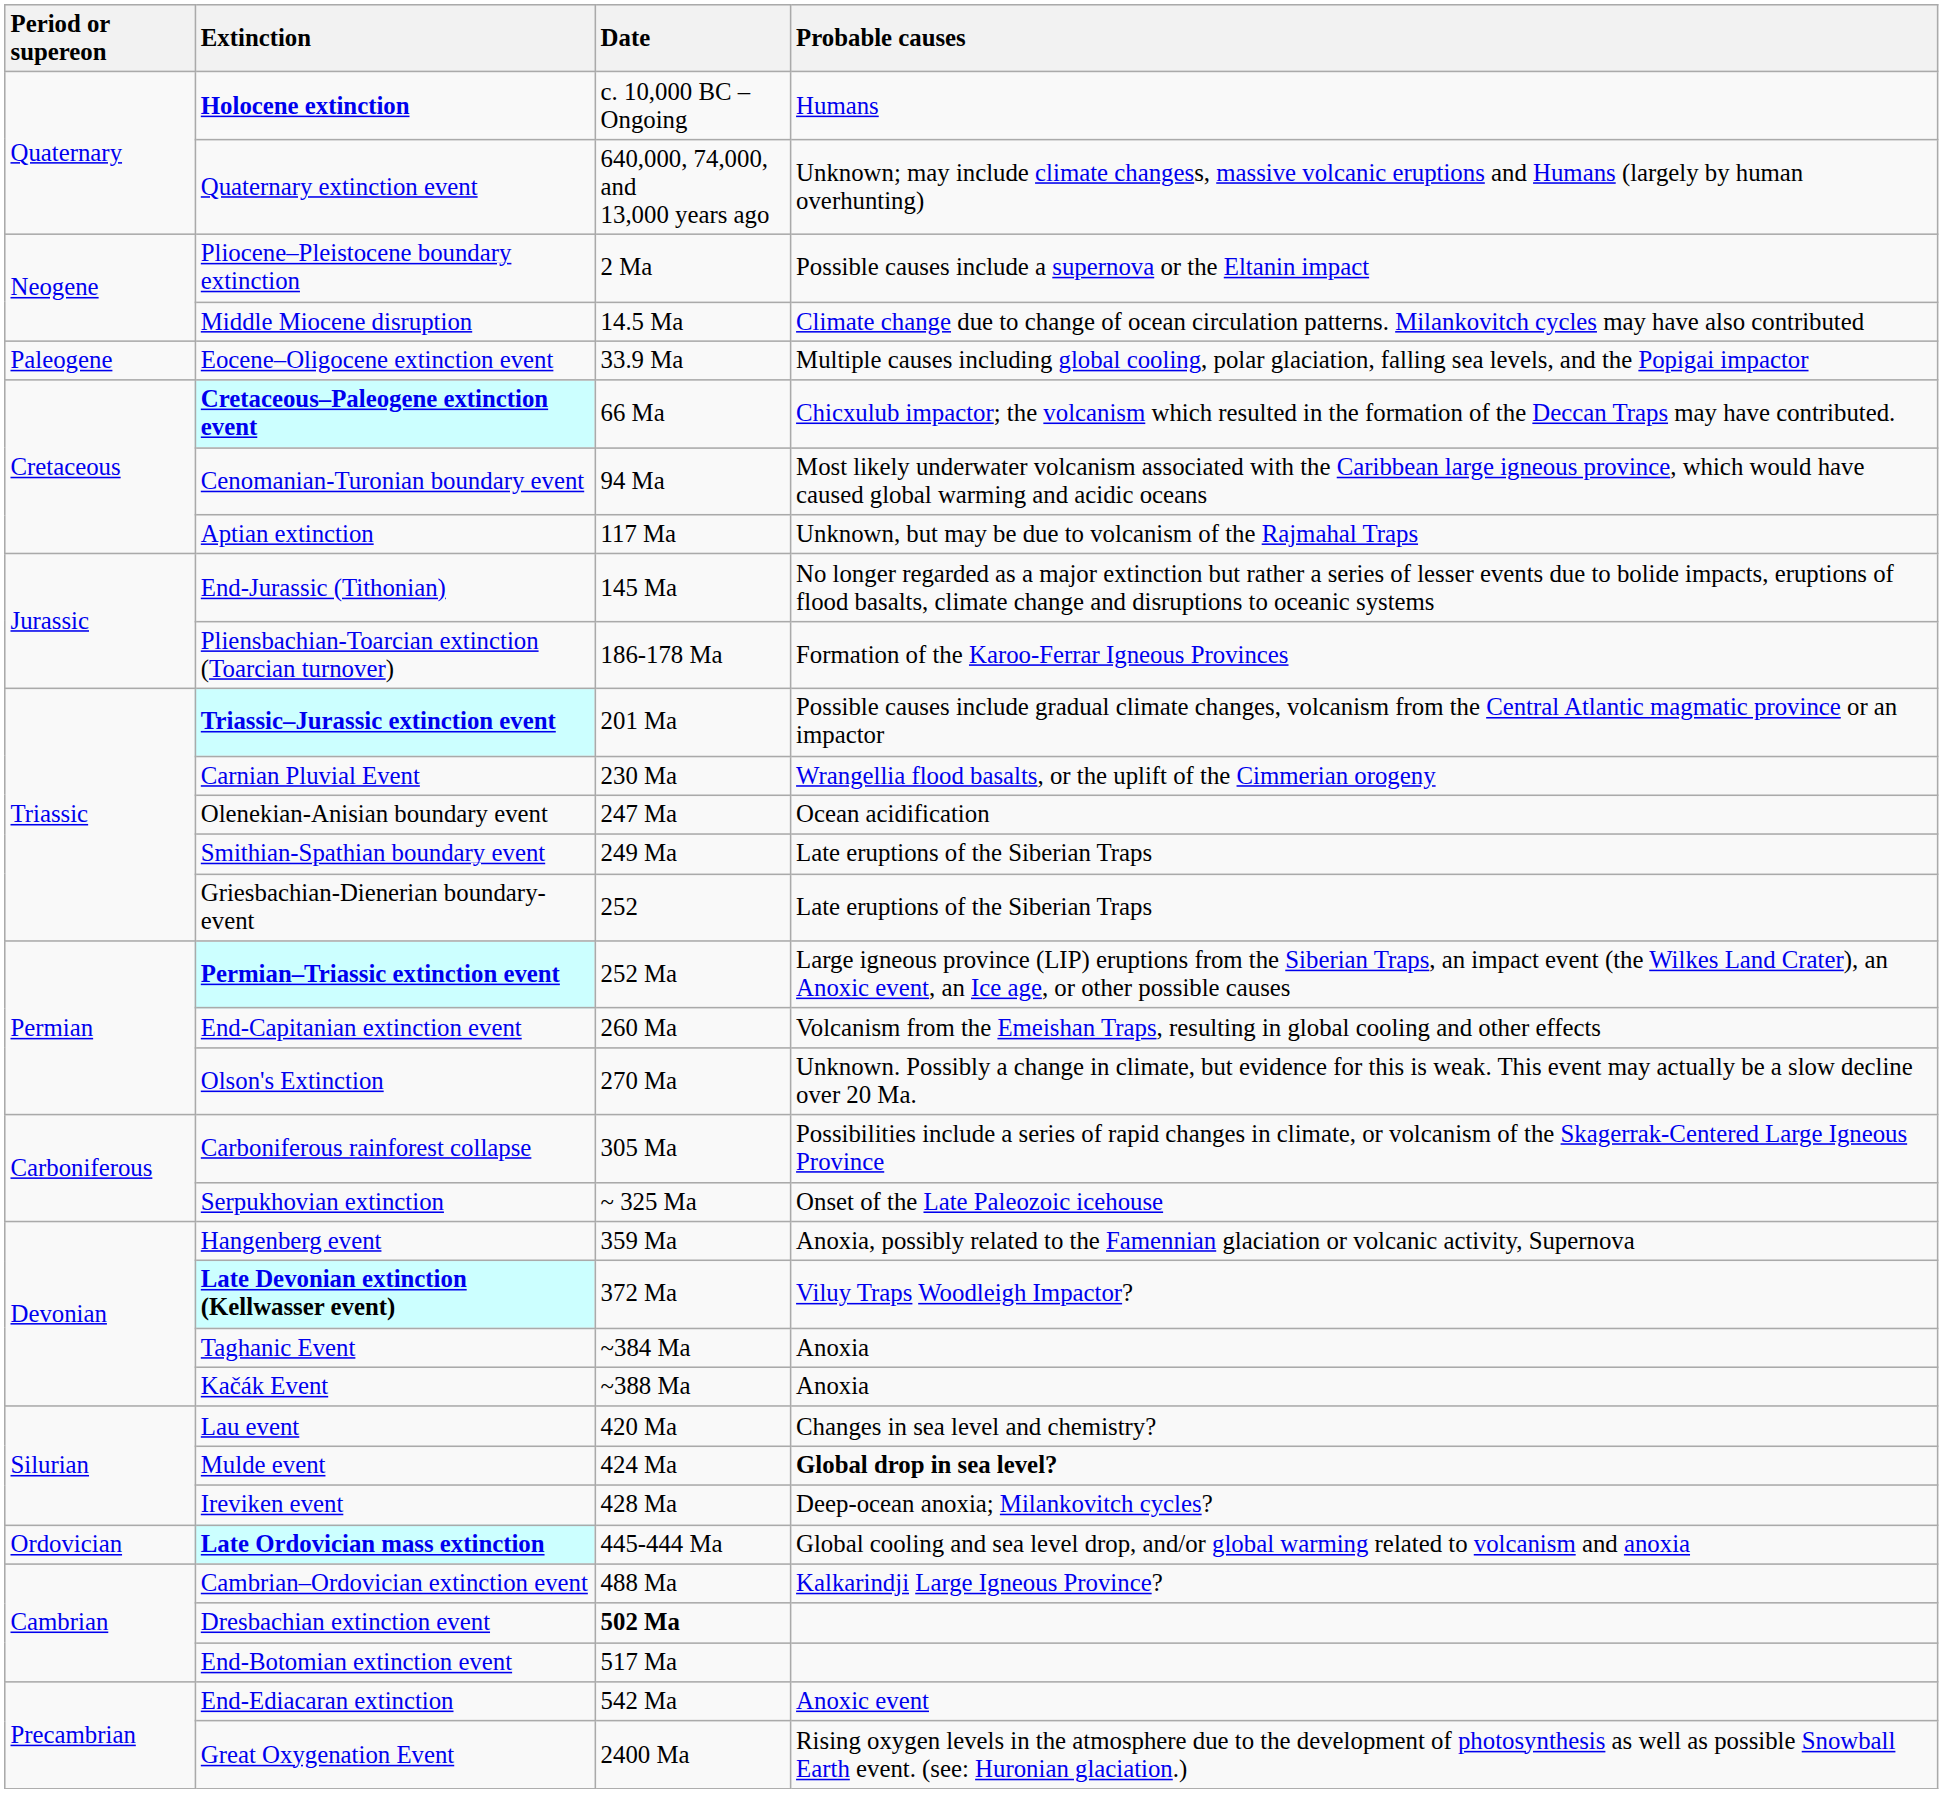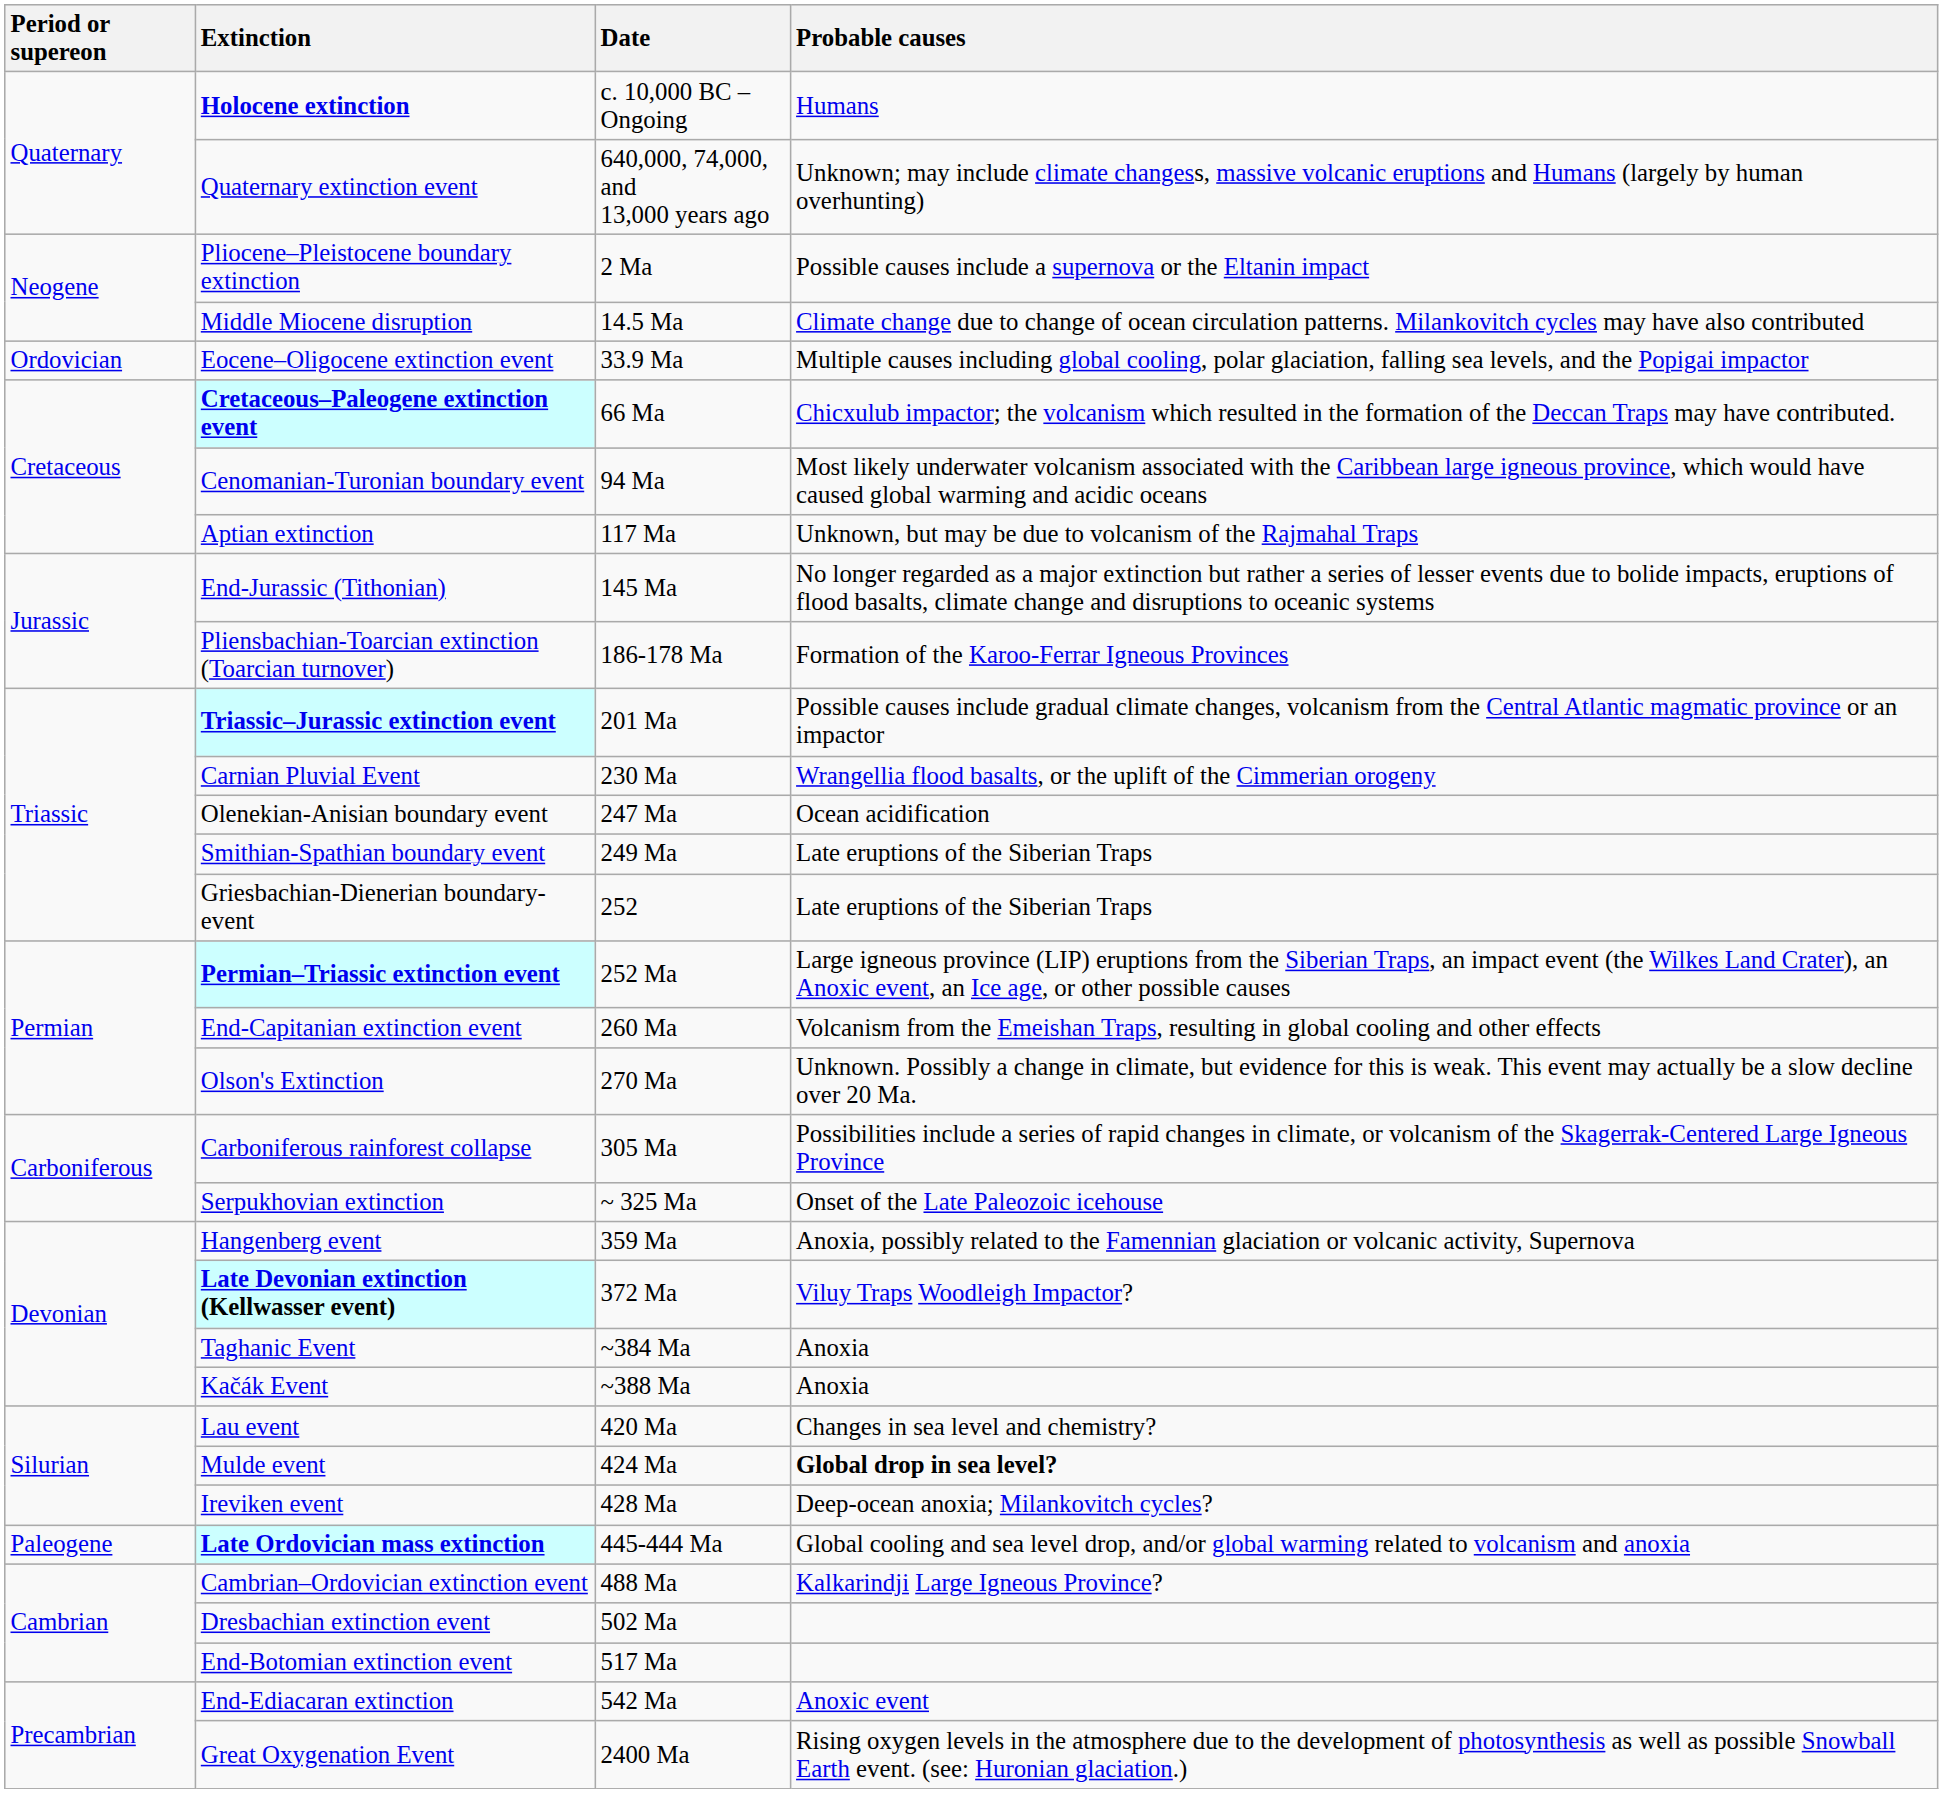(61, 360) Paleogene -> (66, 360) Ordovician
(66, 1543) Ordovician -> (61, 1543) Paleogene
(640, 1622) bold -> (639, 1622) normal
